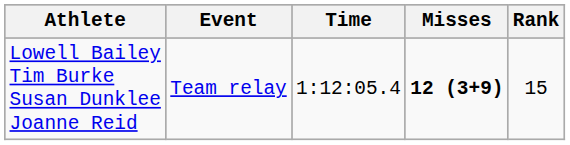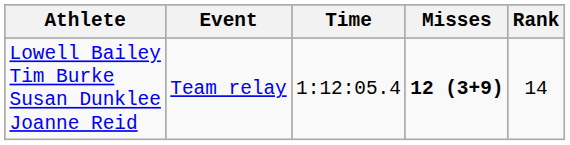(536, 88) 15 -> (536, 88) 14
